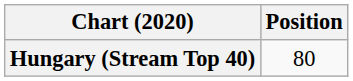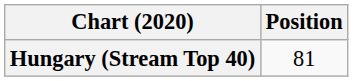(304, 57) 80 -> (304, 57) 81
